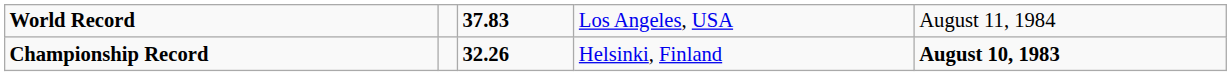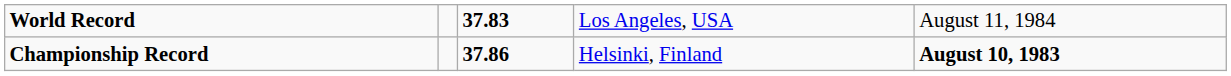(486, 53) 32.26 -> (486, 53) 37.86
